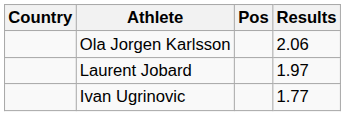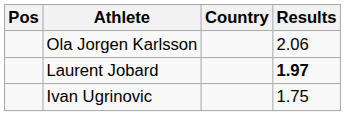columns swapped: (254, 17) <-> (40, 17)
(293, 70) normal -> (293, 70) bold
(293, 96) 1.77 -> (293, 96) 1.75
